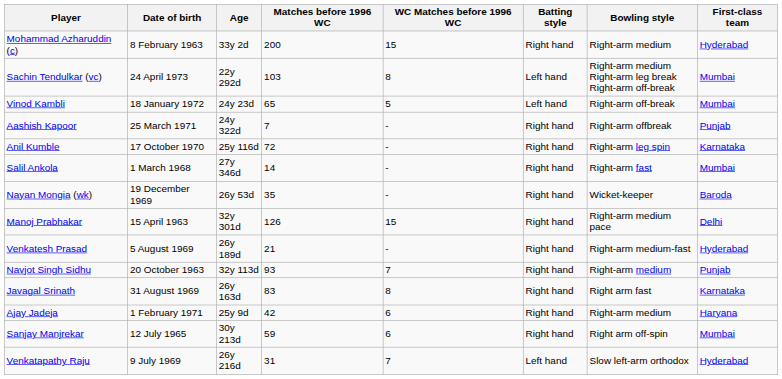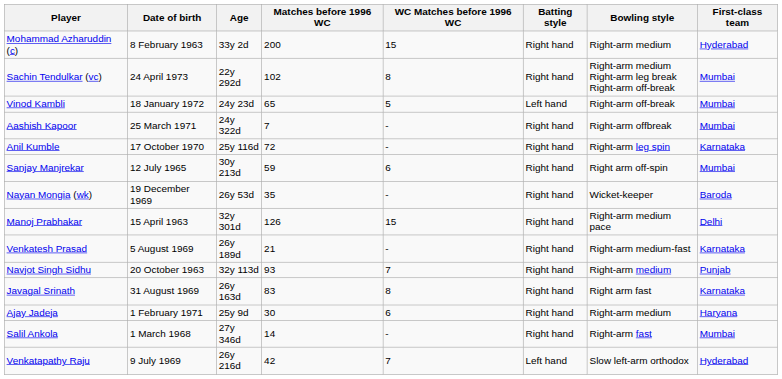(272, 77) 103 -> (272, 77) 102
(546, 77) Left hand -> (550, 77) Right hand
(715, 125) Punjab -> (717, 125) Mumbai
rows swapped: (45, 334) <-> (32, 168)
(724, 248) Hyderabad -> (722, 248) Karnataka
(270, 312) 42 -> (270, 312) 30
(270, 360) 31 -> (270, 360) 42
